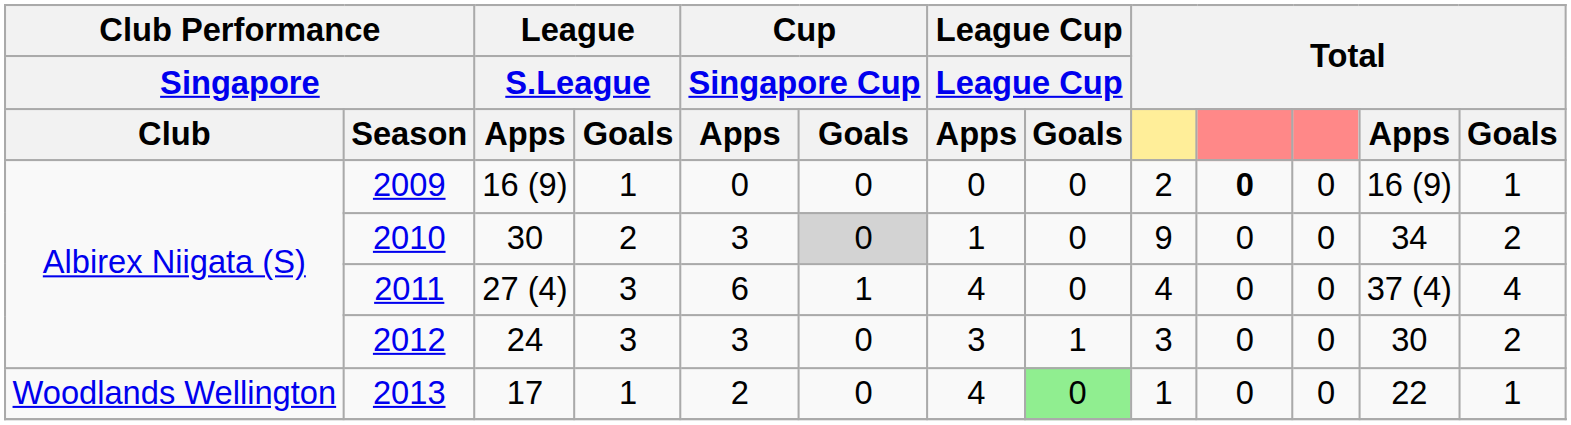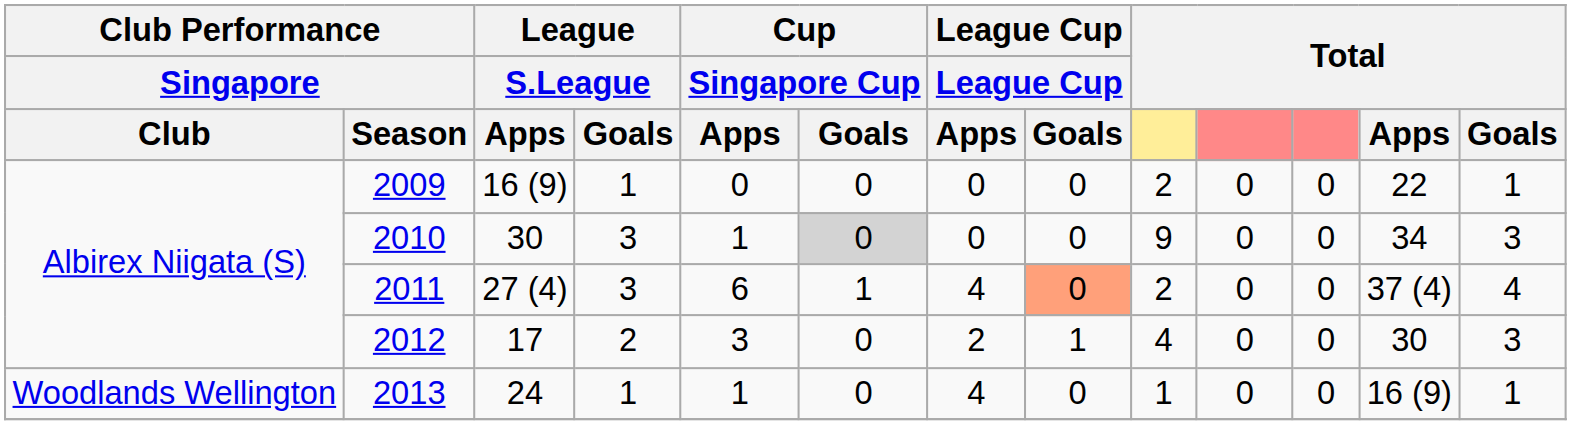(1245, 185) bold -> (1245, 185) normal
(1409, 185) 16 (9) -> (1409, 185) 22
(628, 237) 2 -> (628, 237) 3
(740, 237) 3 -> (740, 237) 1
(976, 237) 1 -> (976, 237) 0
(1512, 237) 2 -> (1512, 237) 3
(1078, 289) no background -> (1078, 289) lightsalmon background
(1163, 289) 4 -> (1163, 289) 2
(525, 340) 24 -> (525, 340) 17
(628, 340) 3 -> (628, 340) 2
(976, 340) 3 -> (976, 340) 2
(1163, 340) 3 -> (1163, 340) 4
(1512, 340) 2 -> (1512, 340) 3
(525, 392) 17 -> (525, 392) 24
(740, 392) 2 -> (740, 392) 1
(1078, 392) lightgreen background -> (1078, 392) no background
(1409, 392) 22 -> (1409, 392) 16 (9)
